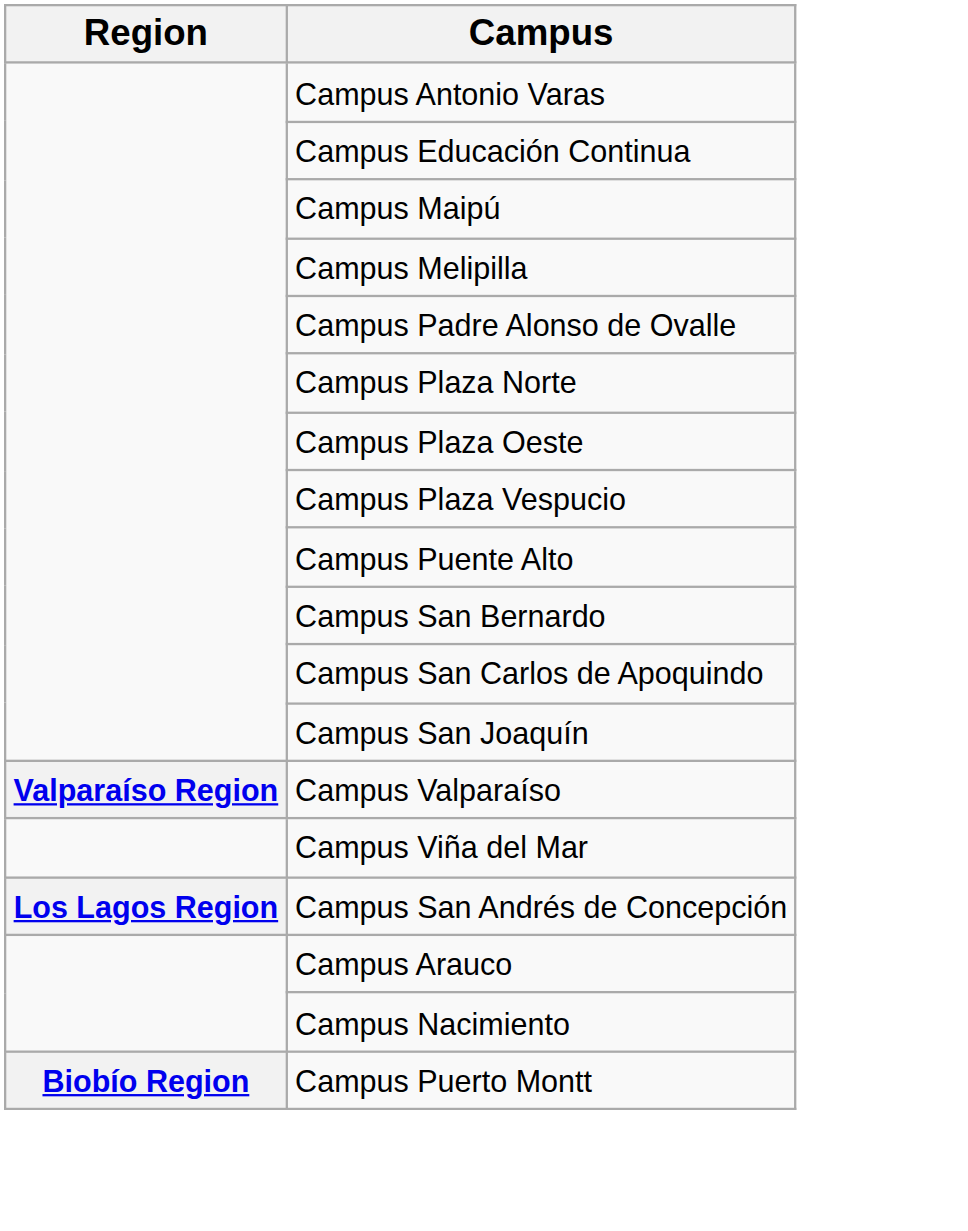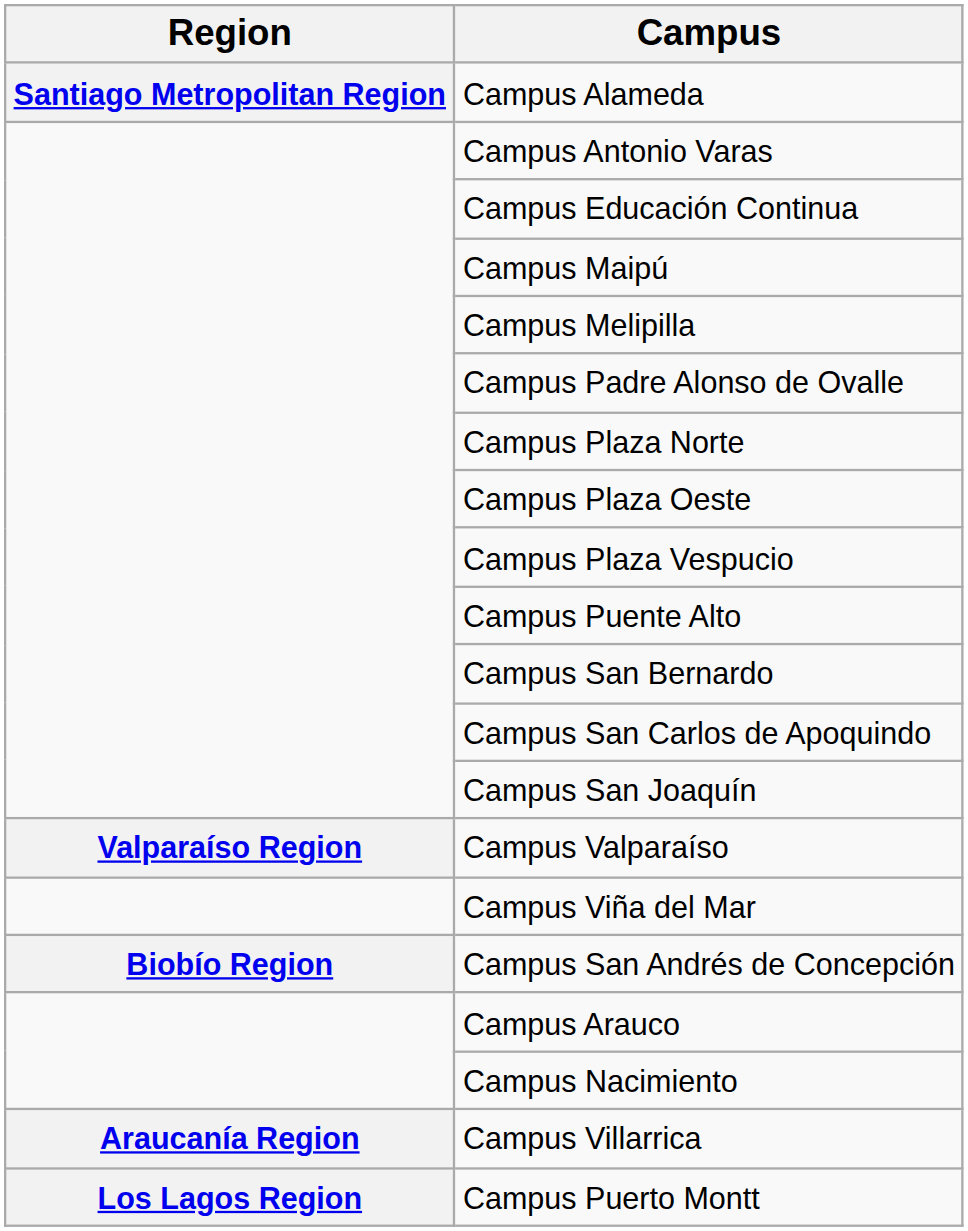+ row: (583, 93)
(146, 907) Los Lagos Region -> (230, 965) Biobío Region
+ row: (582, 1139)
(146, 1081) Biobío Region -> (230, 1198) Los Lagos Region
